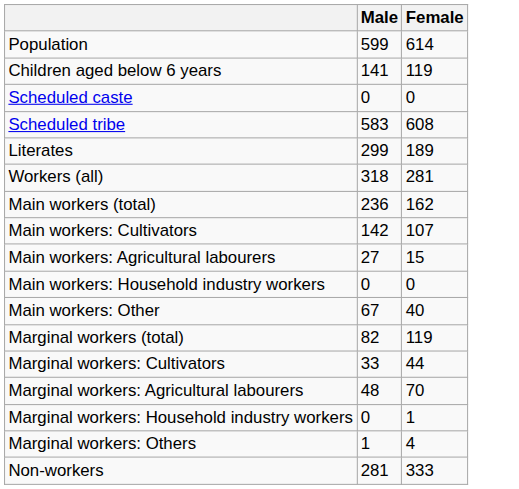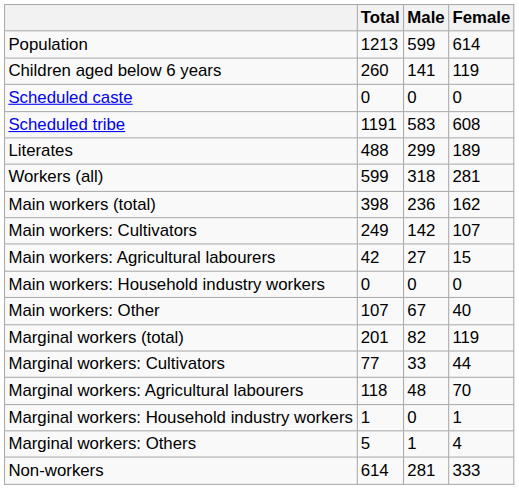+ column: (380, 17)
